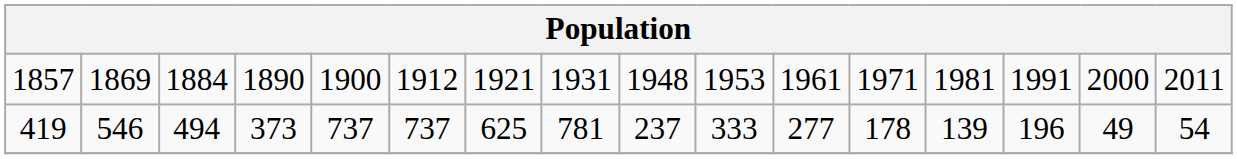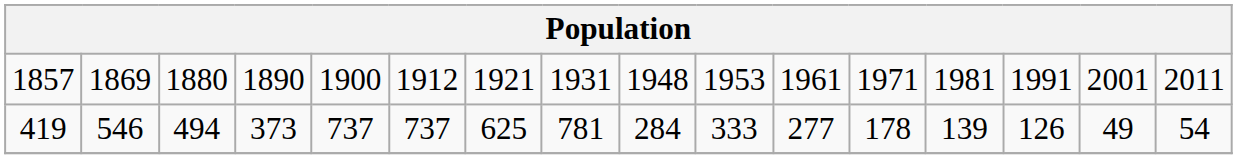(197, 78) 1884 -> (197, 78) 1880
(1118, 78) 2000 -> (1118, 78) 2001
(657, 128) 237 -> (657, 128) 284
(1041, 128) 196 -> (1041, 128) 126
